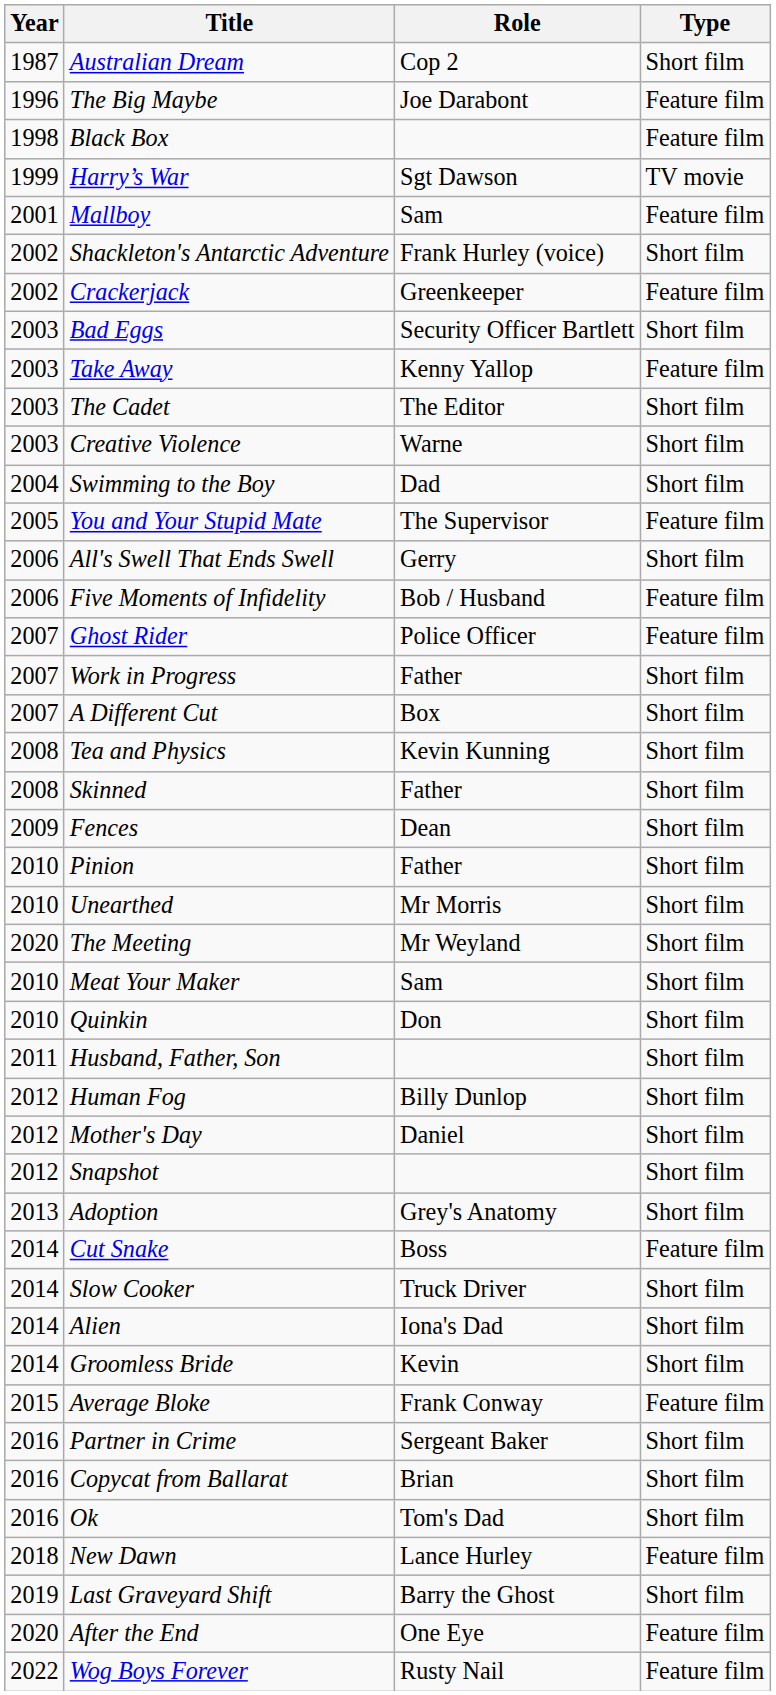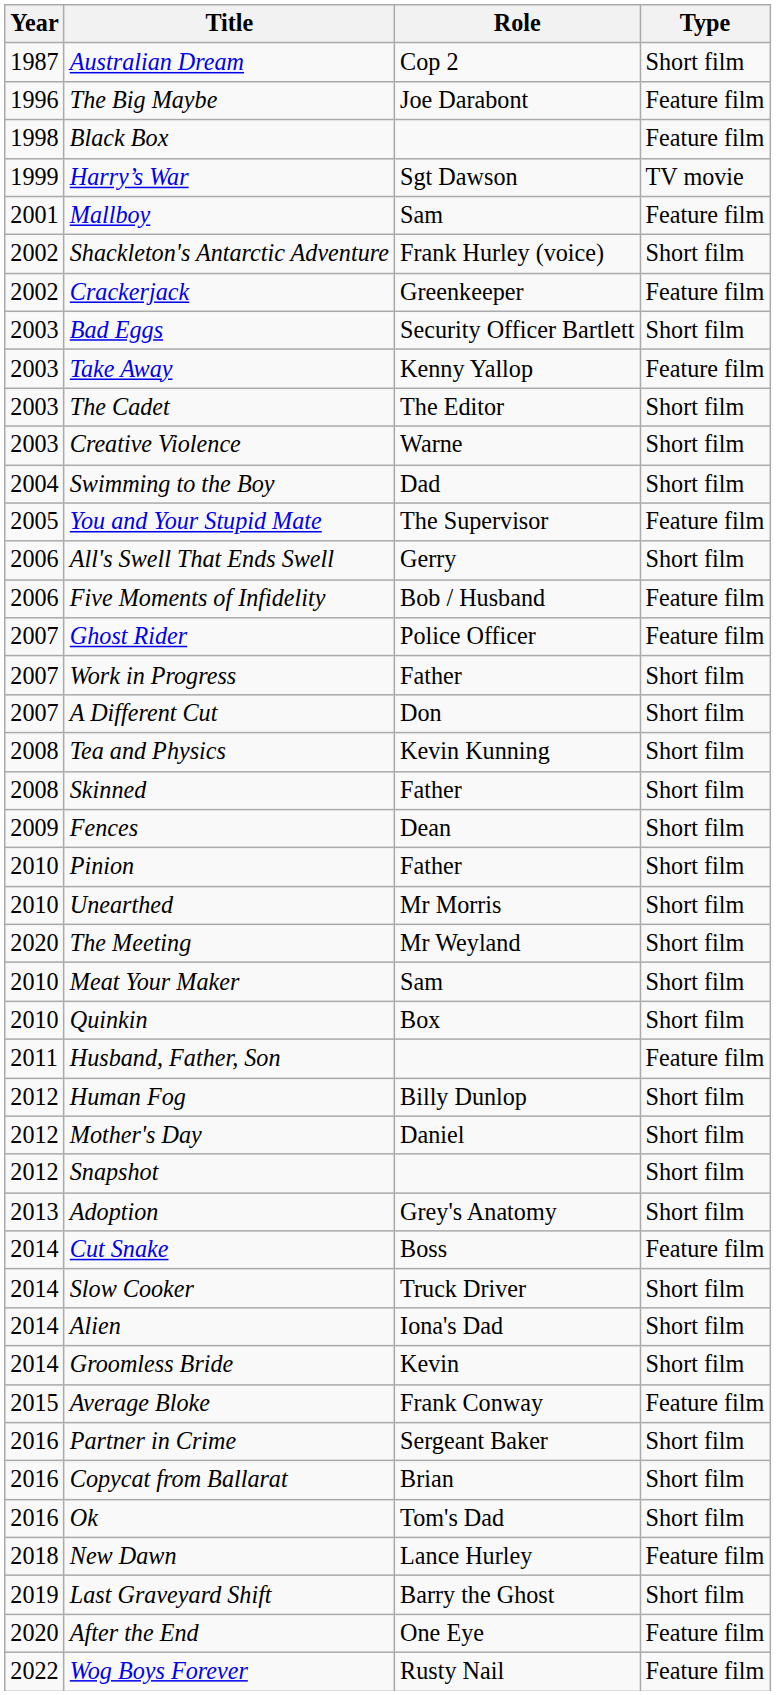(420, 713) Box -> (421, 713) Don
(421, 1019) Don -> (420, 1019) Box
(695, 1058) Short film -> (705, 1058) Feature film
